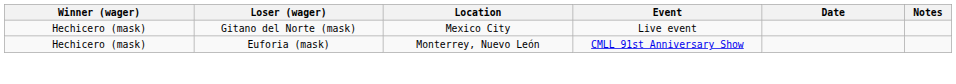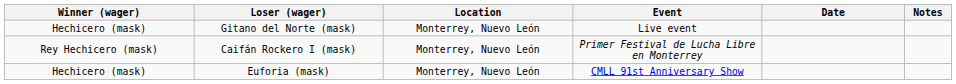(478, 28) Mexico City -> (478, 28) Monterrey, Nuevo León
+ row: (289, 50)
